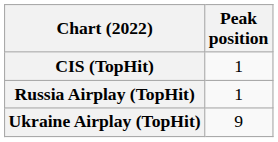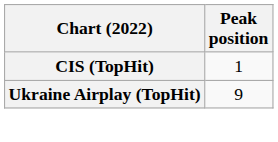- row: (105, 94)
